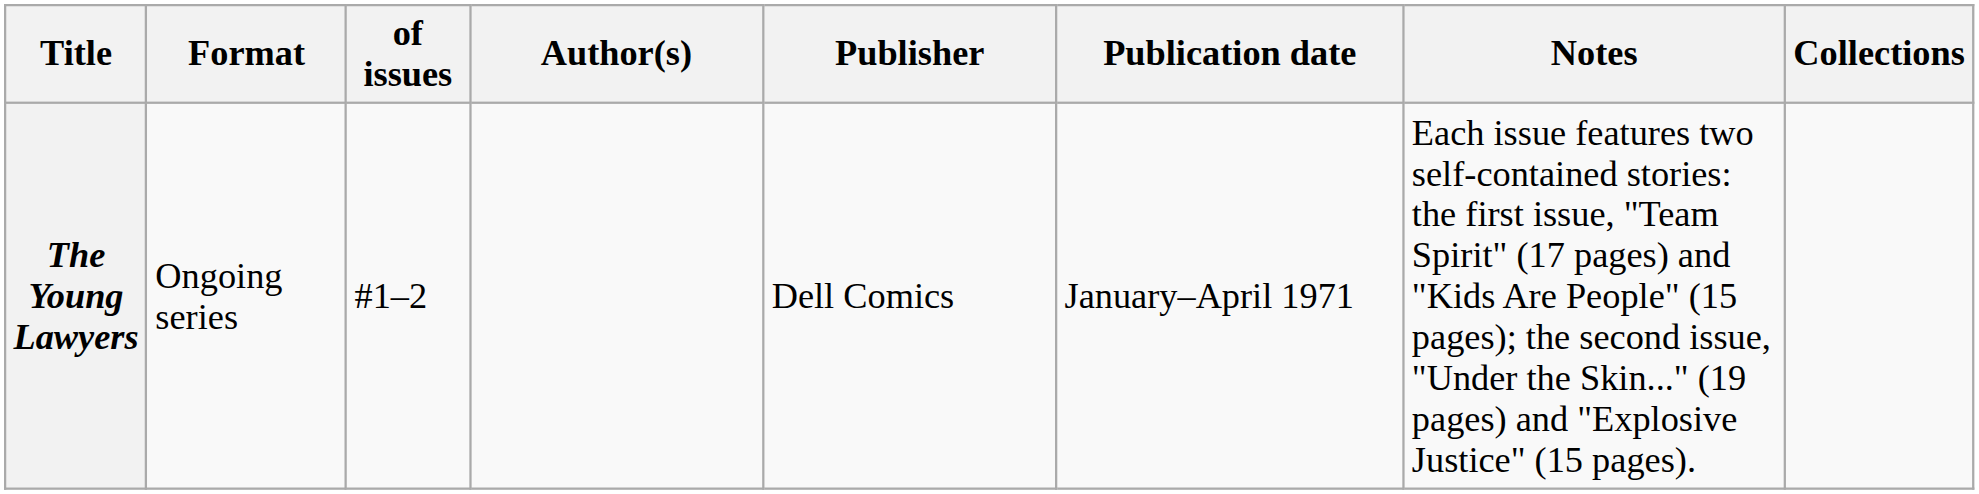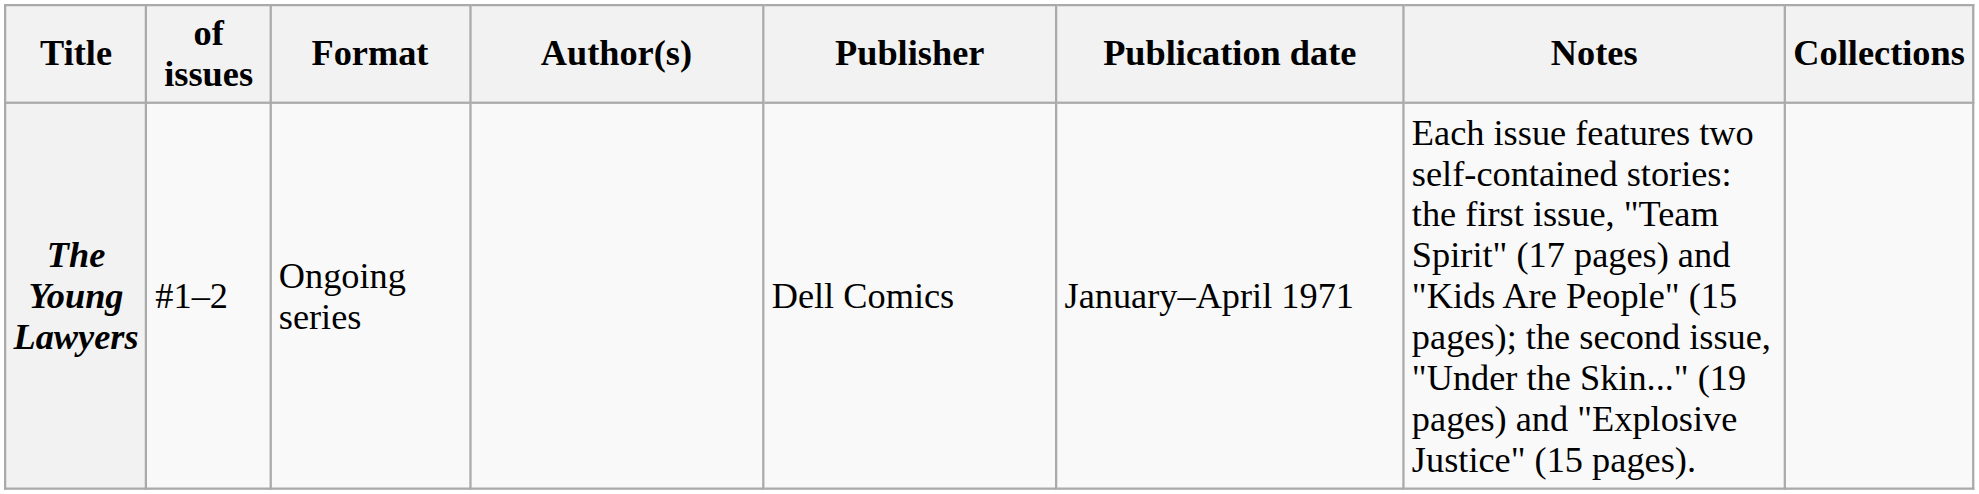columns swapped: (408, 53) <-> (247, 53)
